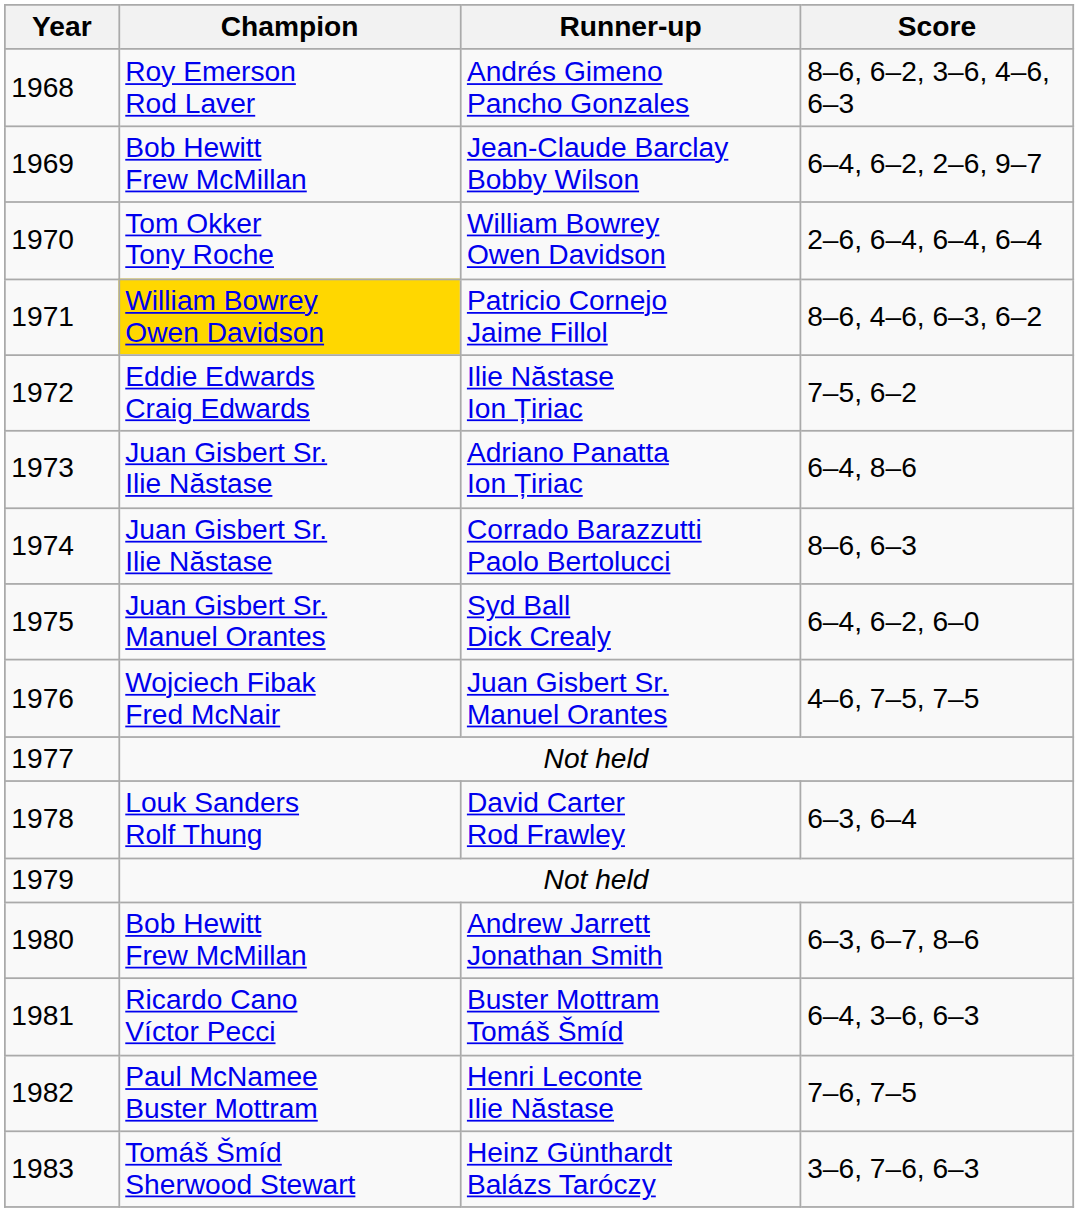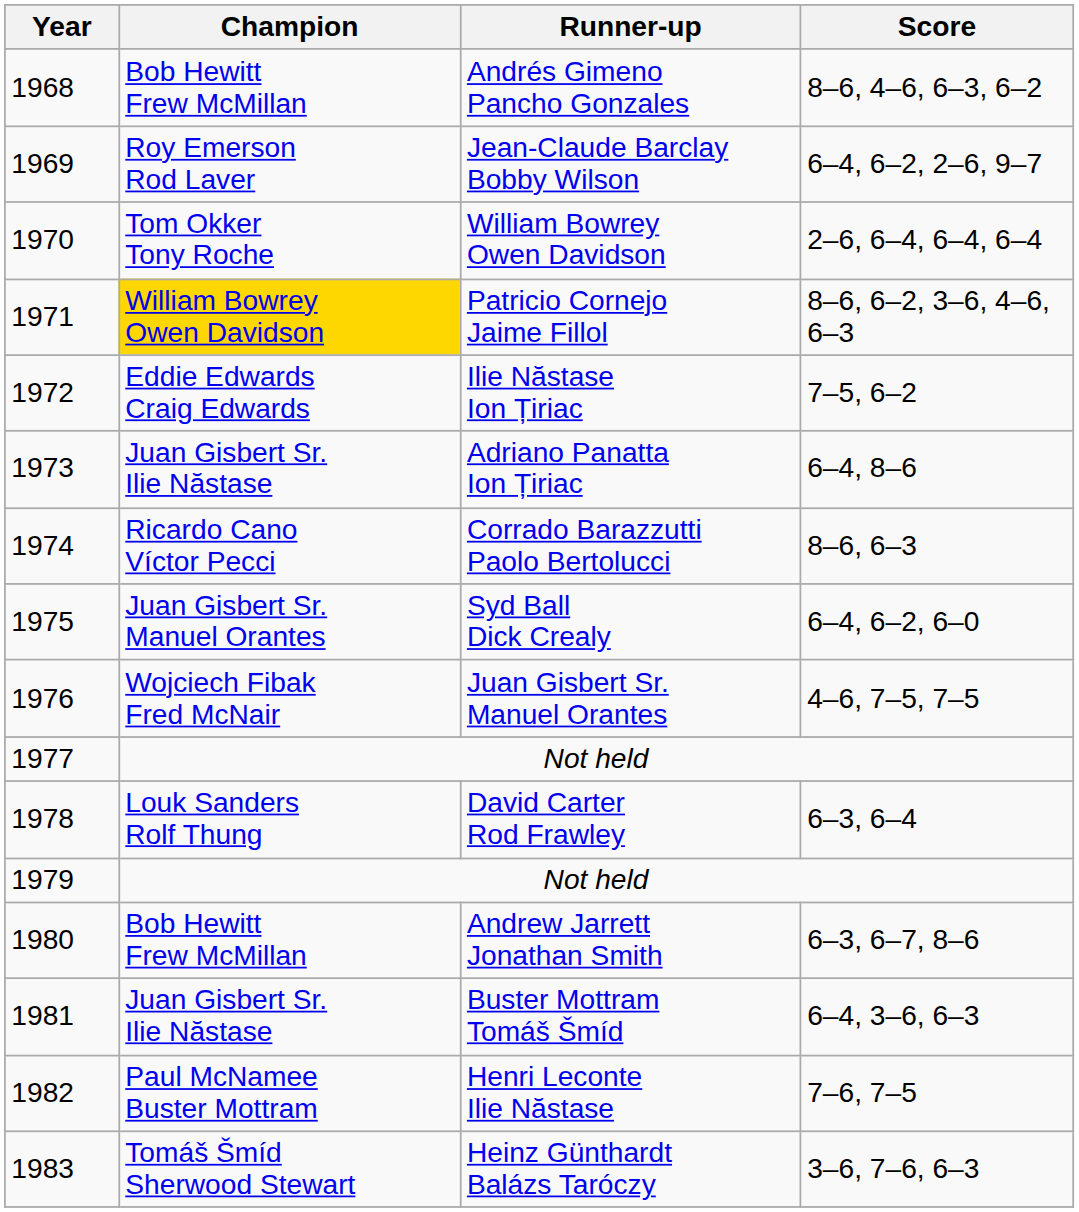(211, 87) Roy Emerson Rod Laver -> (216, 87) Bob Hewitt Frew McMillan
(929, 87) 8–6, 6–2, 3–6, 4–6, 6–3 -> (925, 87) 8–6, 4–6, 6–3, 6–2
(216, 163) Bob Hewitt Frew McMillan -> (211, 163) Roy Emerson Rod Laver
(925, 316) 8–6, 4–6, 6–3, 6–2 -> (929, 316) 8–6, 6–2, 3–6, 4–6, 6–3
(226, 545) Juan Gisbert Sr. Ilie Năstase -> (211, 545) Ricardo Cano Víctor Pecci
(211, 1016) Ricardo Cano Víctor Pecci -> (226, 1016) Juan Gisbert Sr. Ilie Năstase
